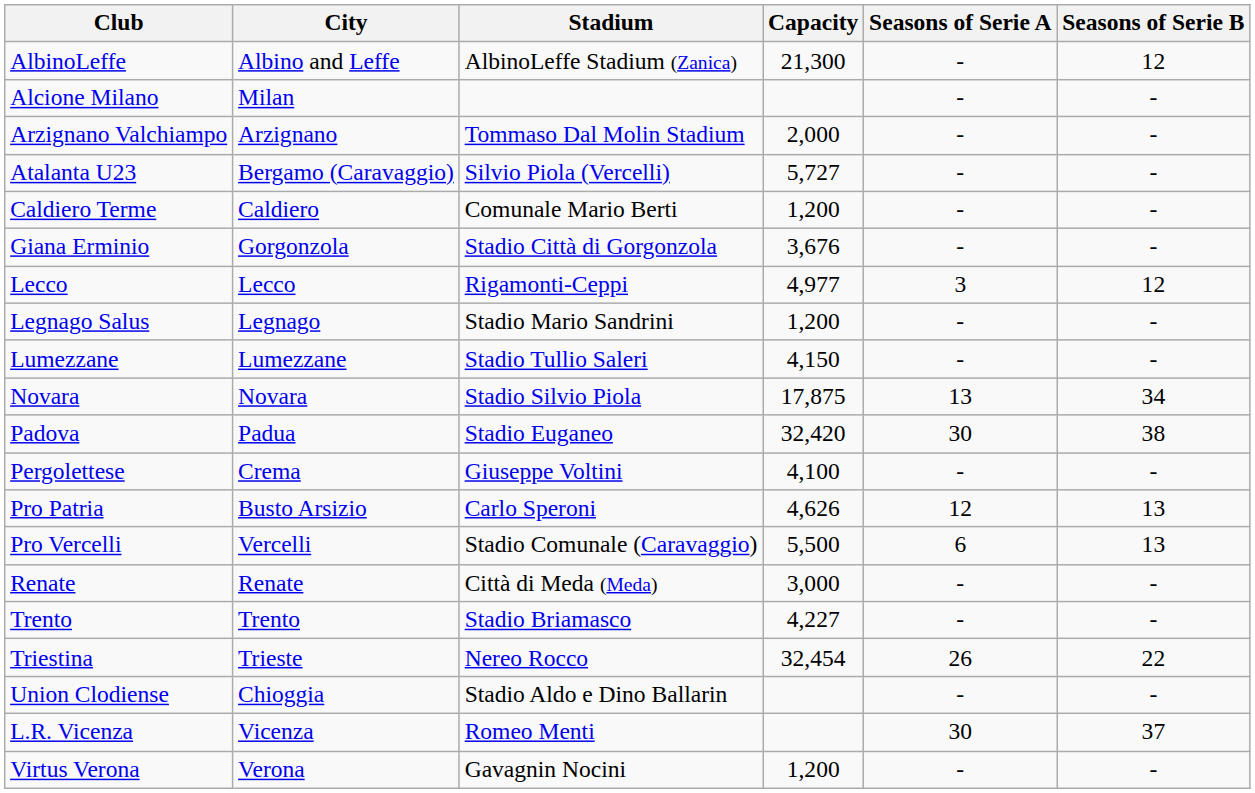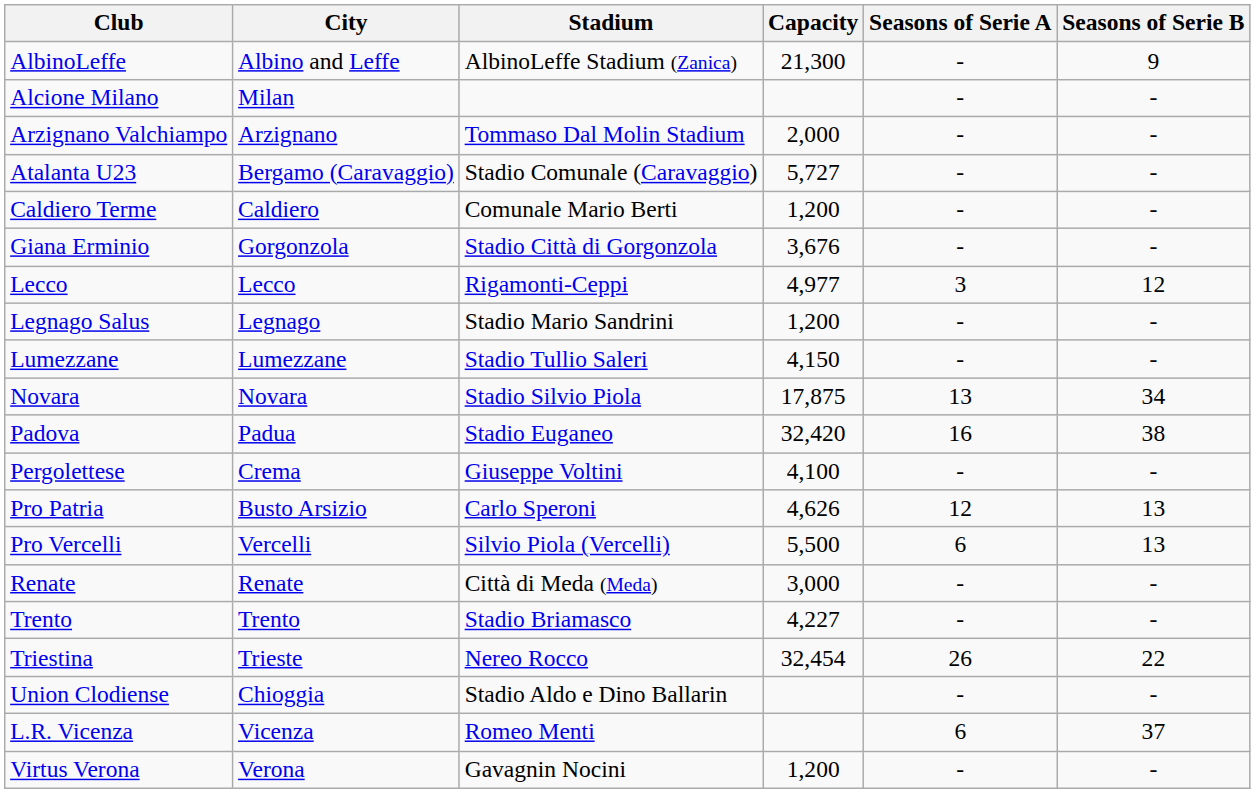(1153, 60) 12 -> (1153, 60) 9
(567, 172) Silvio Piola (Vercelli) -> (611, 172) Stadio Comunale (Caravaggio)
(960, 433) 30 -> (960, 433) 16
(611, 545) Stadio Comunale (Caravaggio) -> (567, 545) Silvio Piola (Vercelli)
(960, 731) 30 -> (960, 731) 6
